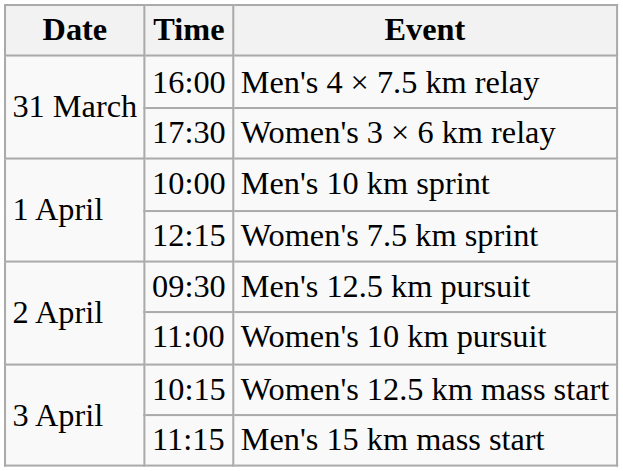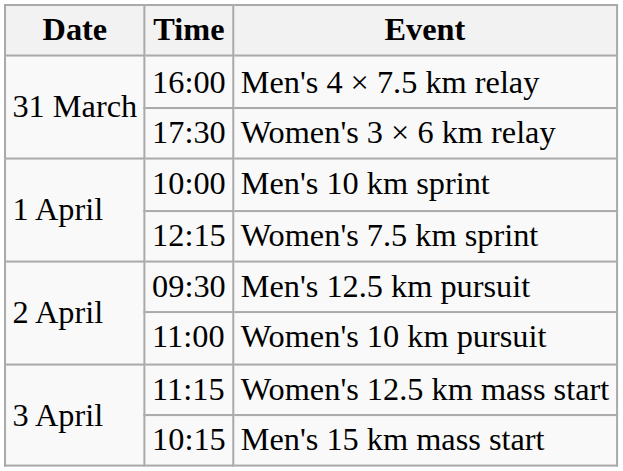(189, 388) 10:15 -> (188, 388) 11:15
(188, 440) 11:15 -> (189, 440) 10:15
